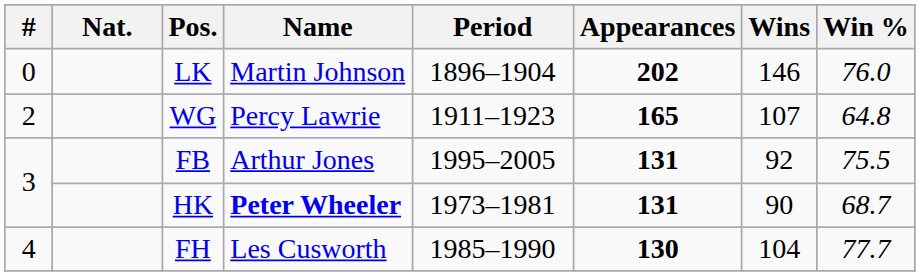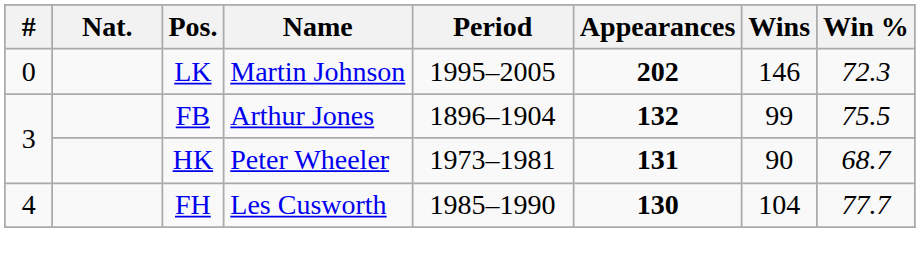(493, 71) 1896–1904 -> (493, 71) 1995–2005
(866, 71) 76.0 -> (866, 71) 72.3
- row: (193, 115)
(493, 159) 1995–2005 -> (493, 115) 1896–1904
(658, 159) 131 -> (658, 115) 132
(779, 159) 92 -> (779, 115) 99
(316, 204) bold -> (310, 159) normal
